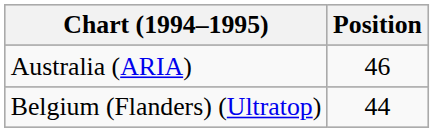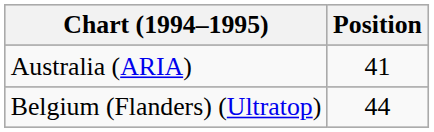(377, 65) 46 -> (377, 65) 41
